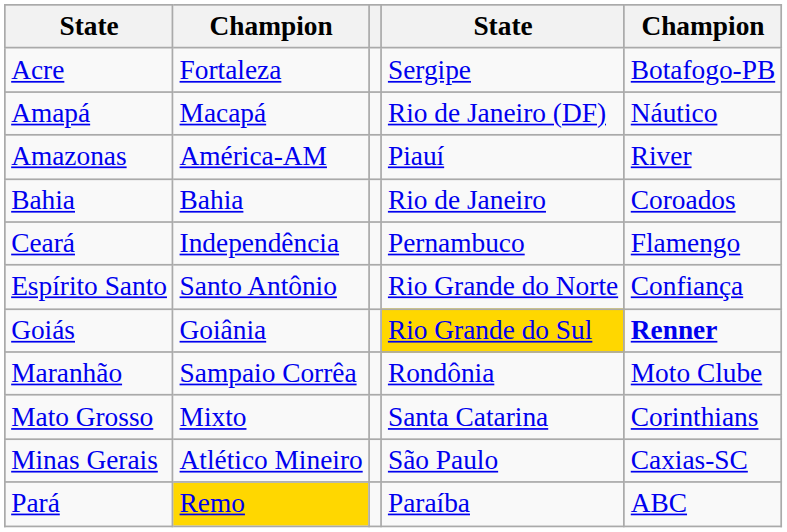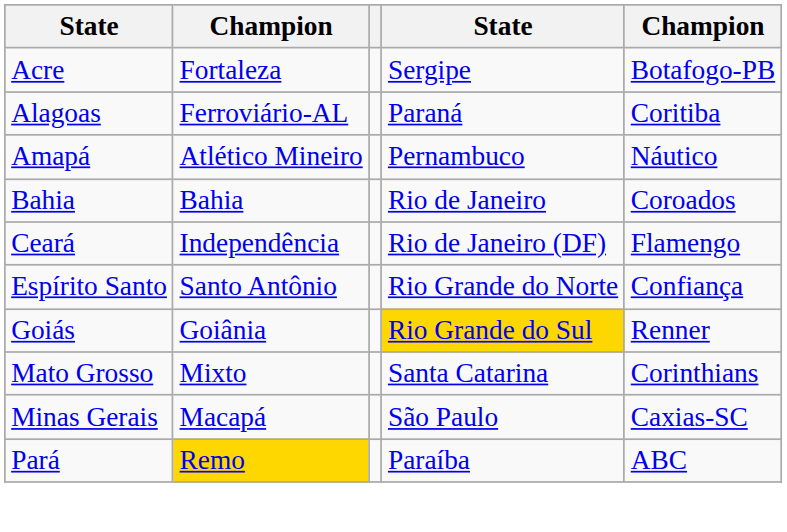+ row: (56, 112)
(223, 112) Macapá -> (271, 156) Atlético Mineiro
(497, 112) Rio de Janeiro (DF) -> (456, 156) Pernambuco
- row: (69, 156)
(456, 243) Pernambuco -> (497, 243) Rio de Janeiro (DF)
(674, 329) bold -> (670, 329) normal
- row: (67, 373)
(271, 460) Atlético Mineiro -> (223, 416) Macapá
